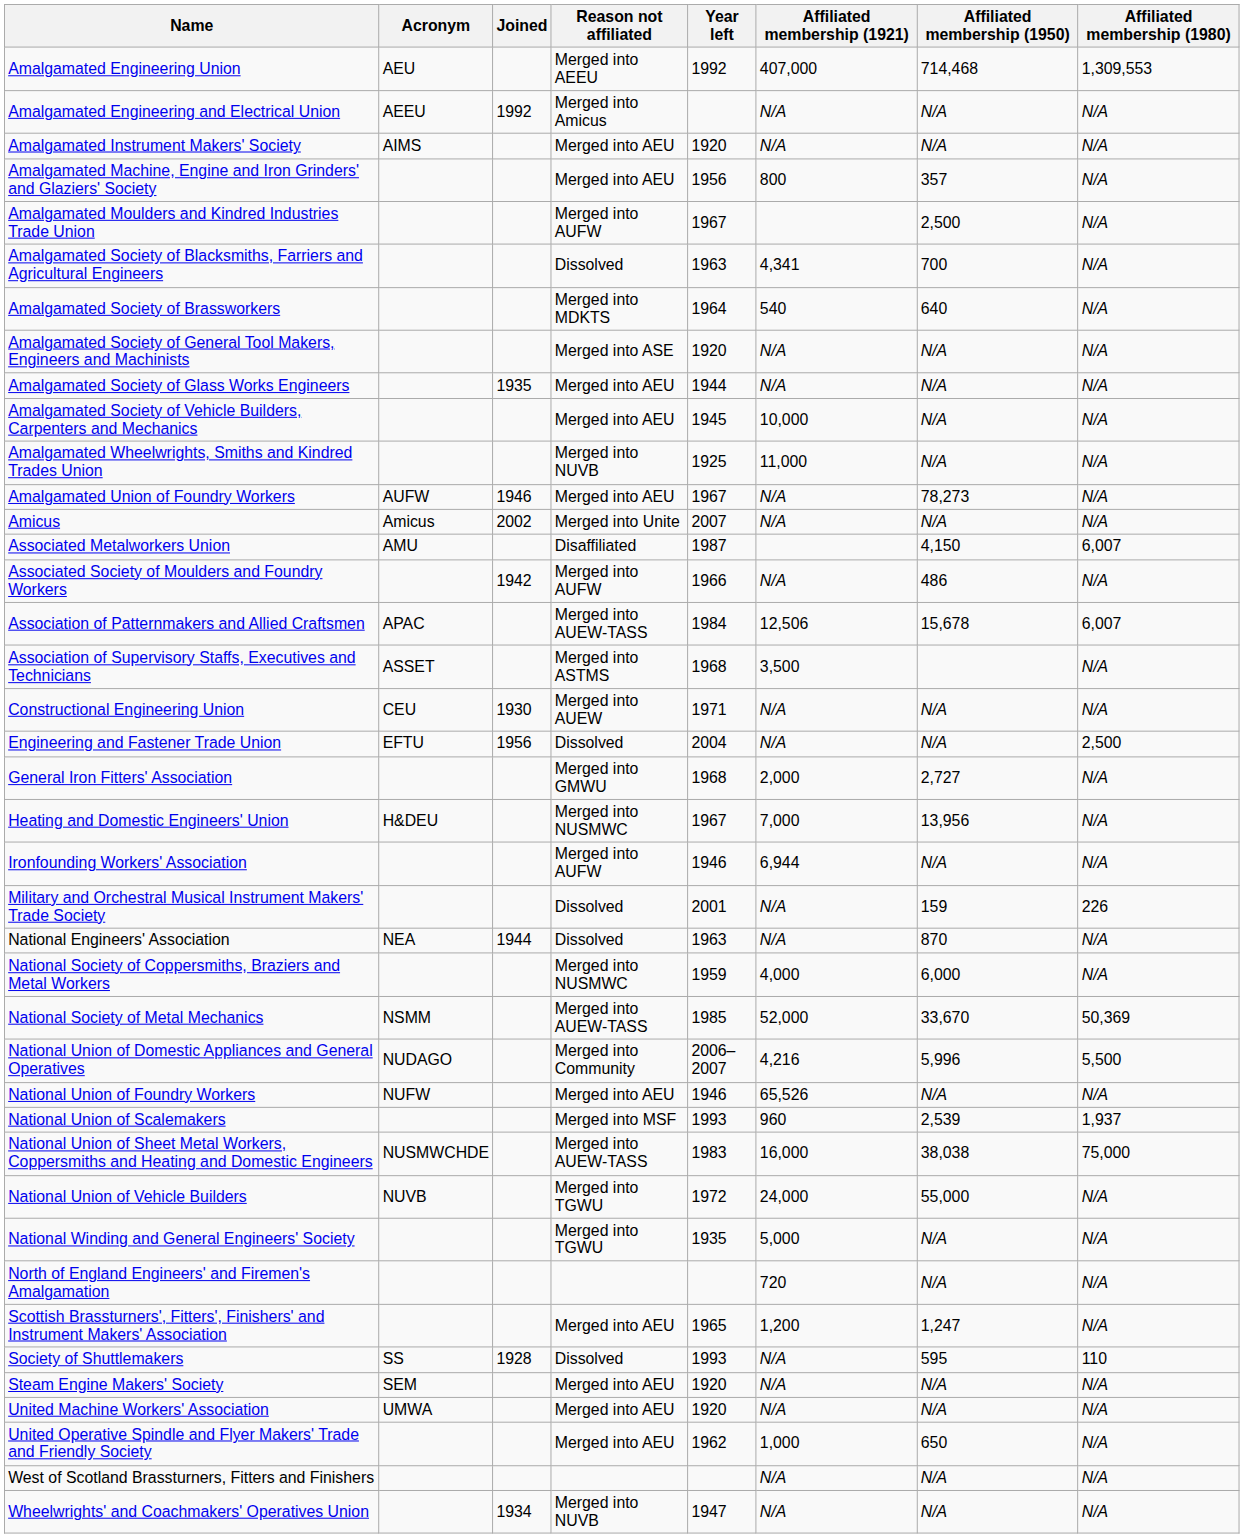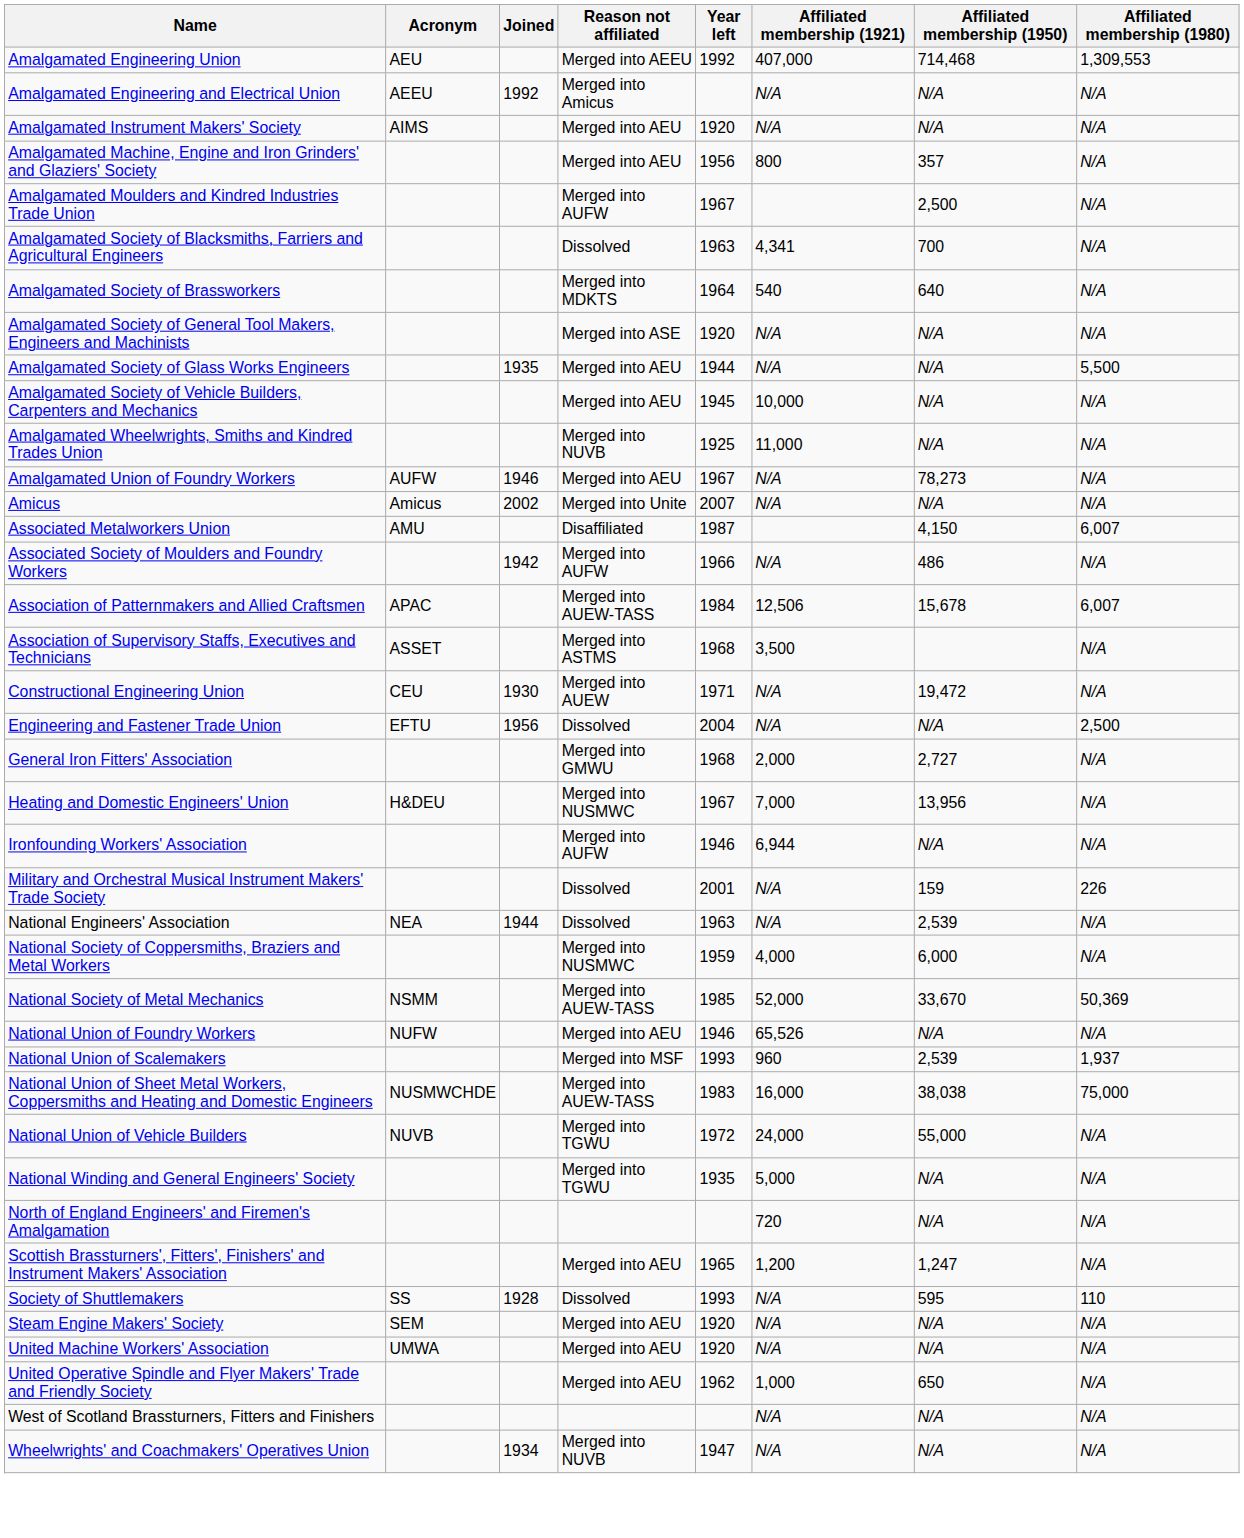(1095, 385) N/A -> (1100, 367) 5,500
(934, 709) N/A -> (942, 691) 19,472
(934, 940) 870 -> (938, 922) 2,539
- row: (190, 1060)
